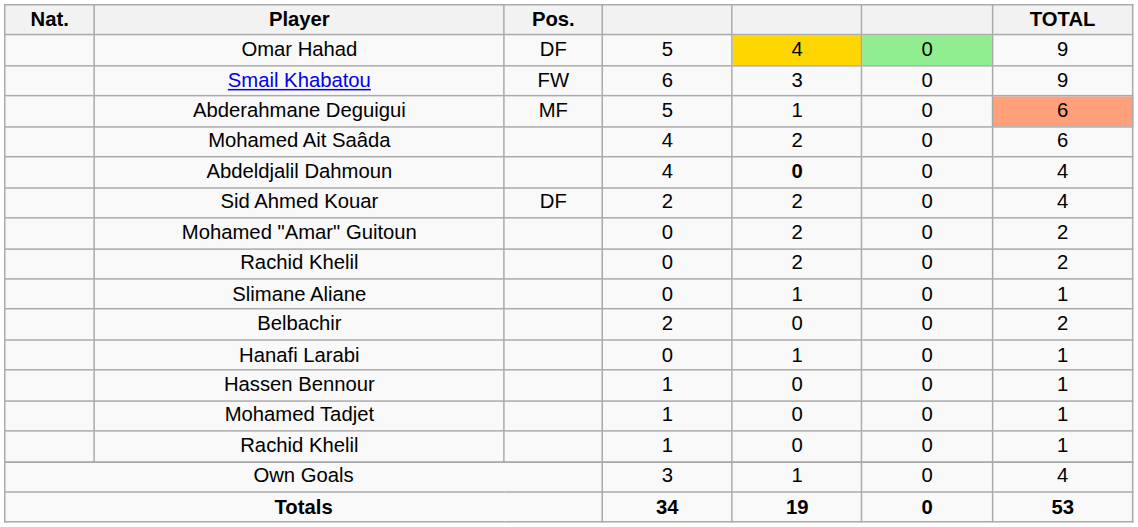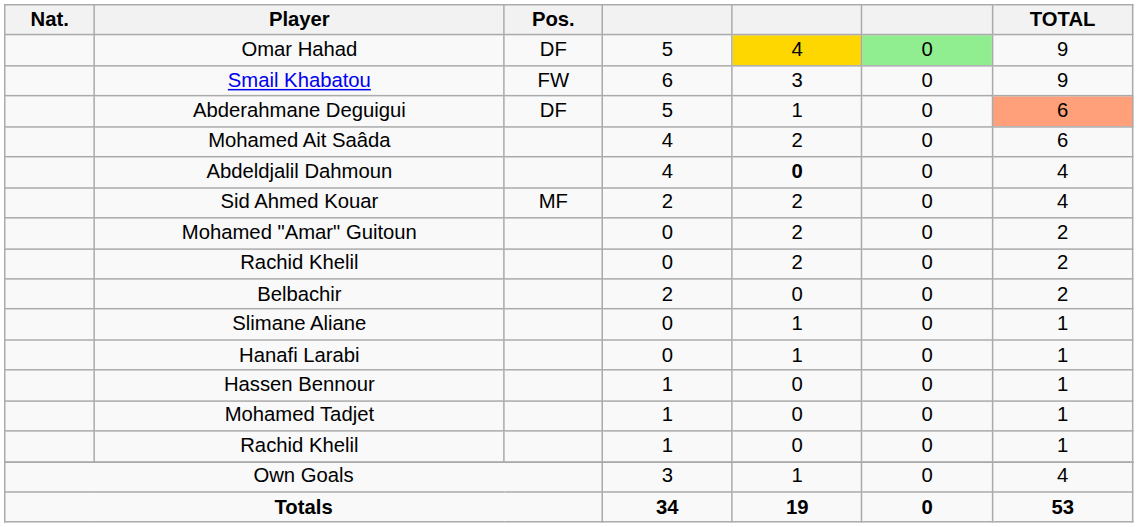(553, 110) MF -> (553, 110) DF
(553, 202) DF -> (553, 202) MF
rows swapped: (299, 323) <-> (299, 293)
